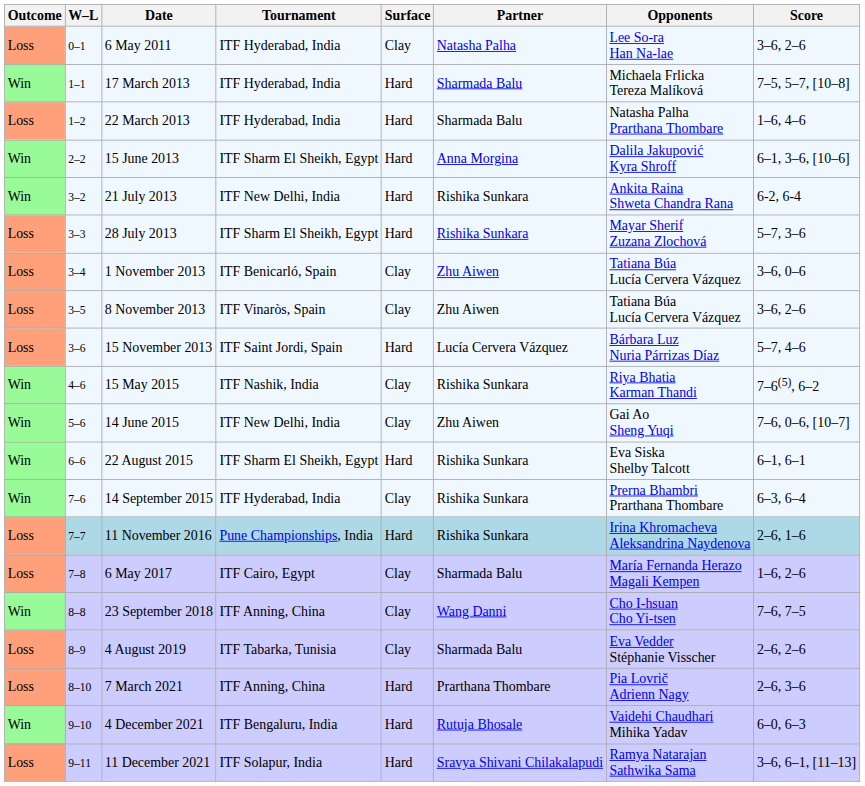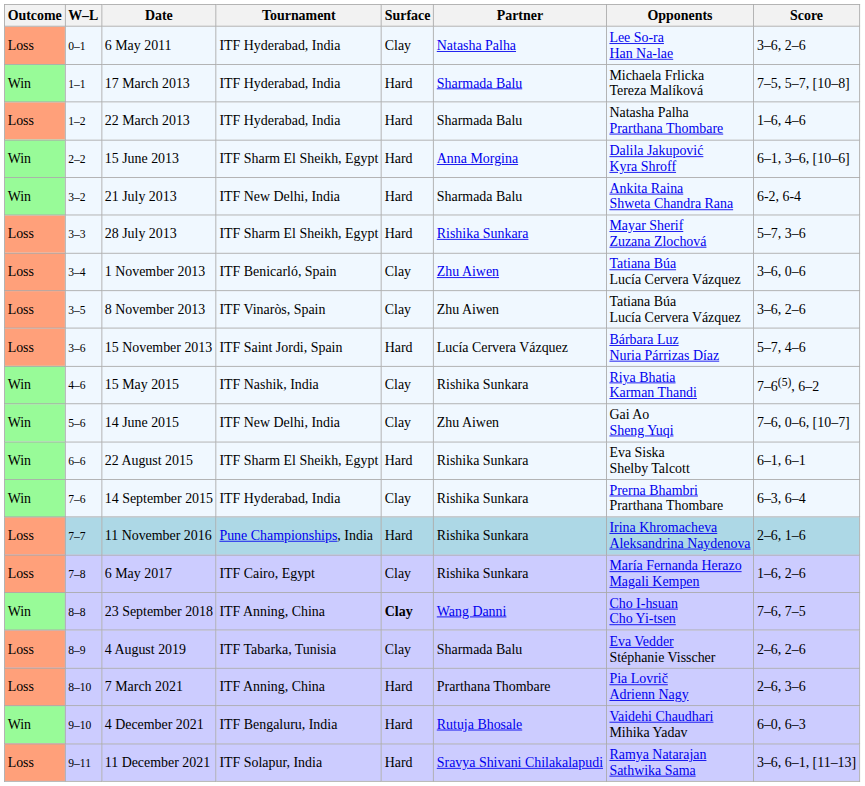(483, 196) Rishika Sunkara -> (480, 196) Sharmada Balu
(480, 573) Sharmada Balu -> (483, 573) Rishika Sunkara
(398, 611) normal -> (399, 611) bold
